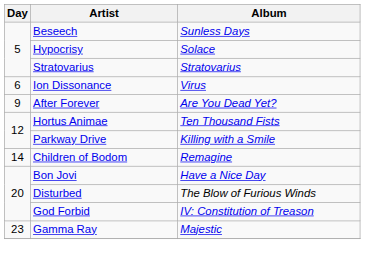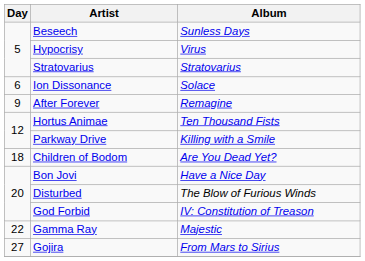(198, 49) Solace -> (193, 49) Virus
(193, 85) Virus -> (198, 85) Solace
(228, 103) Are You Dead Yet? -> (206, 103) Remagine
(17, 157) 14 -> (17, 157) 18
(206, 157) Remagine -> (228, 157) Are You Dead Yet?
(17, 229) 23 -> (17, 229) 22
+ row: (48, 247)
